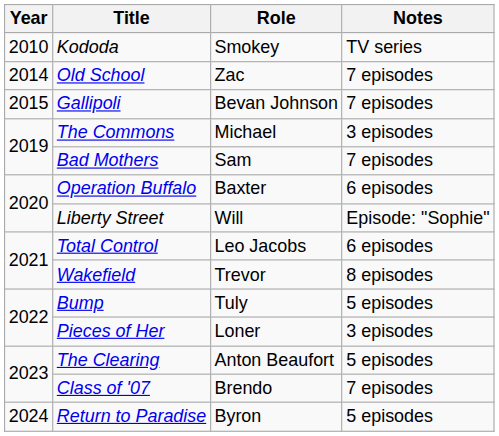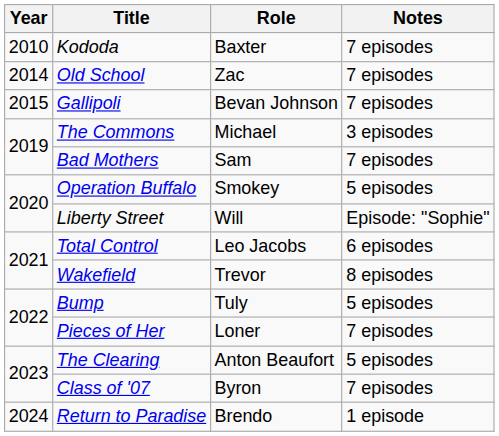(247, 47) Smokey -> (240, 47) Baxter
(384, 47) TV series -> (390, 47) 7 episodes
(240, 189) Baxter -> (247, 189) Smokey
(390, 189) 6 episodes -> (390, 189) 5 episodes
(390, 331) 3 episodes -> (390, 331) 7 episodes
(243, 388) Brendo -> (238, 388) Byron
(238, 416) Byron -> (243, 416) Brendo
(390, 416) 5 episodes -> (385, 416) 1 episode
